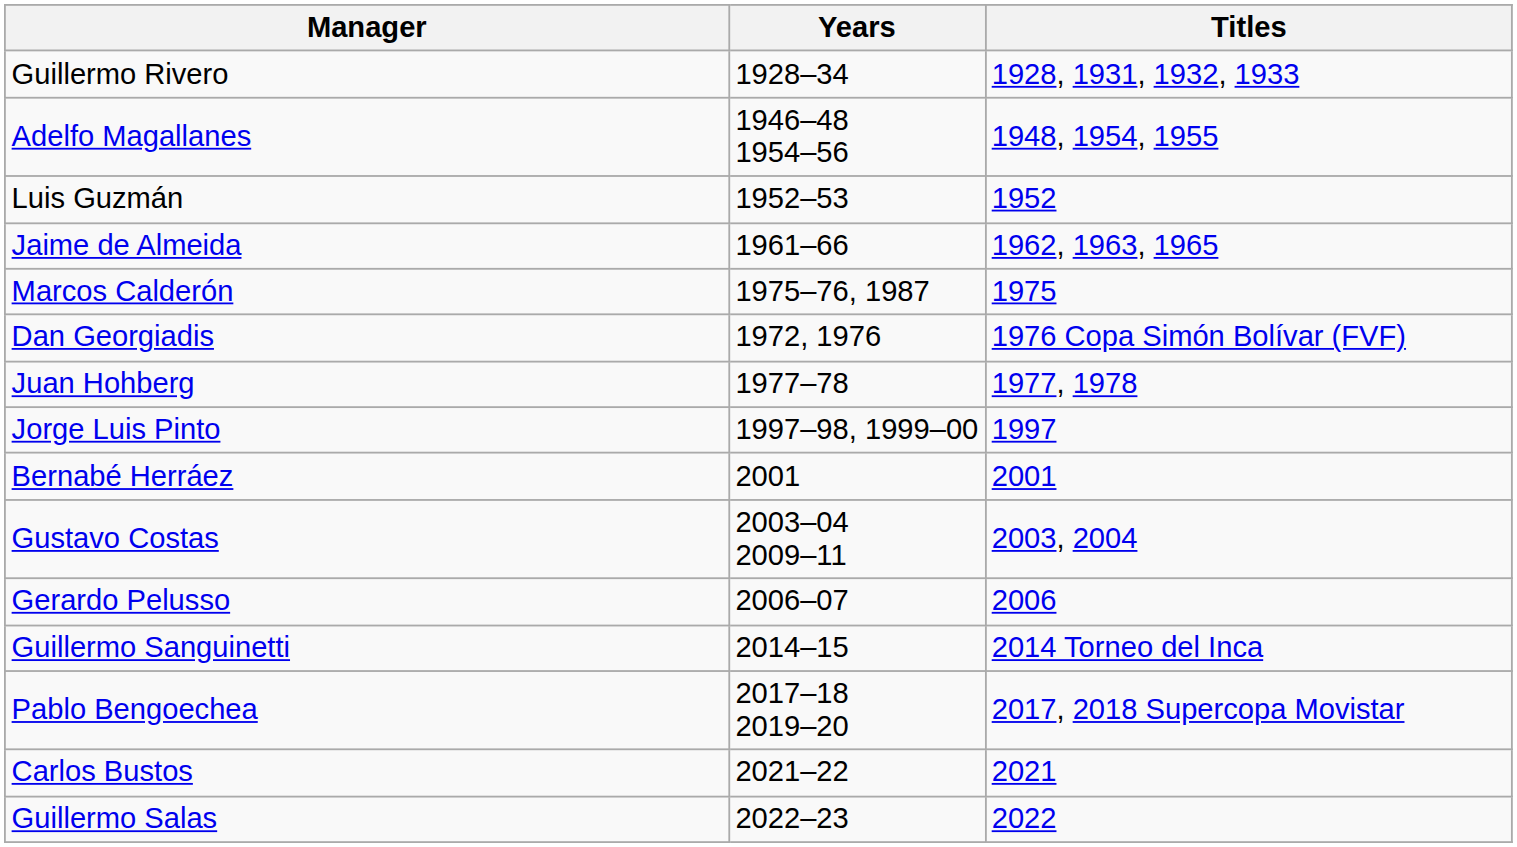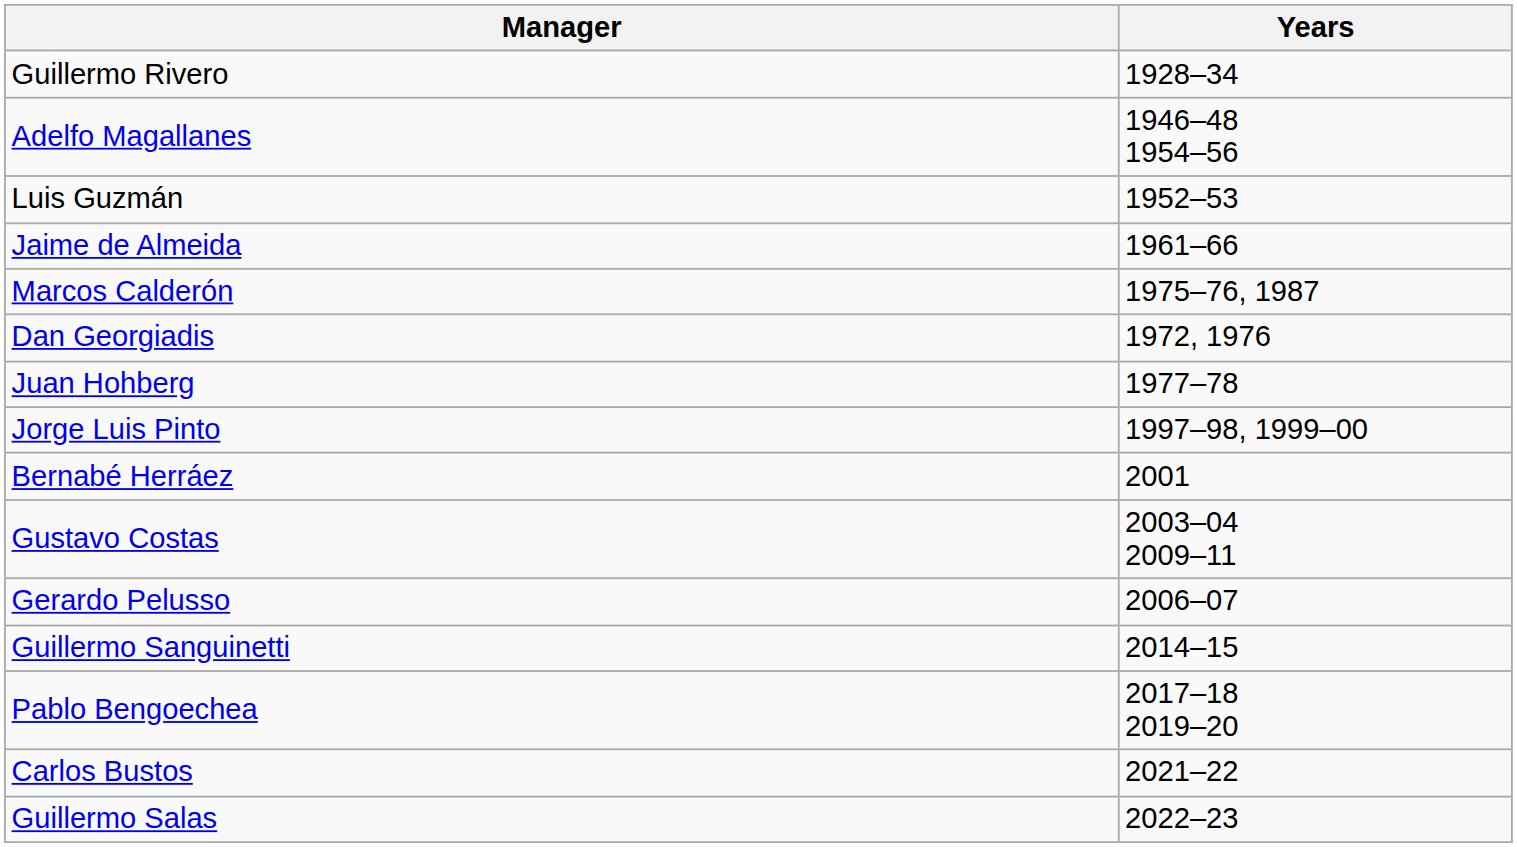- column: (1249, 27)
